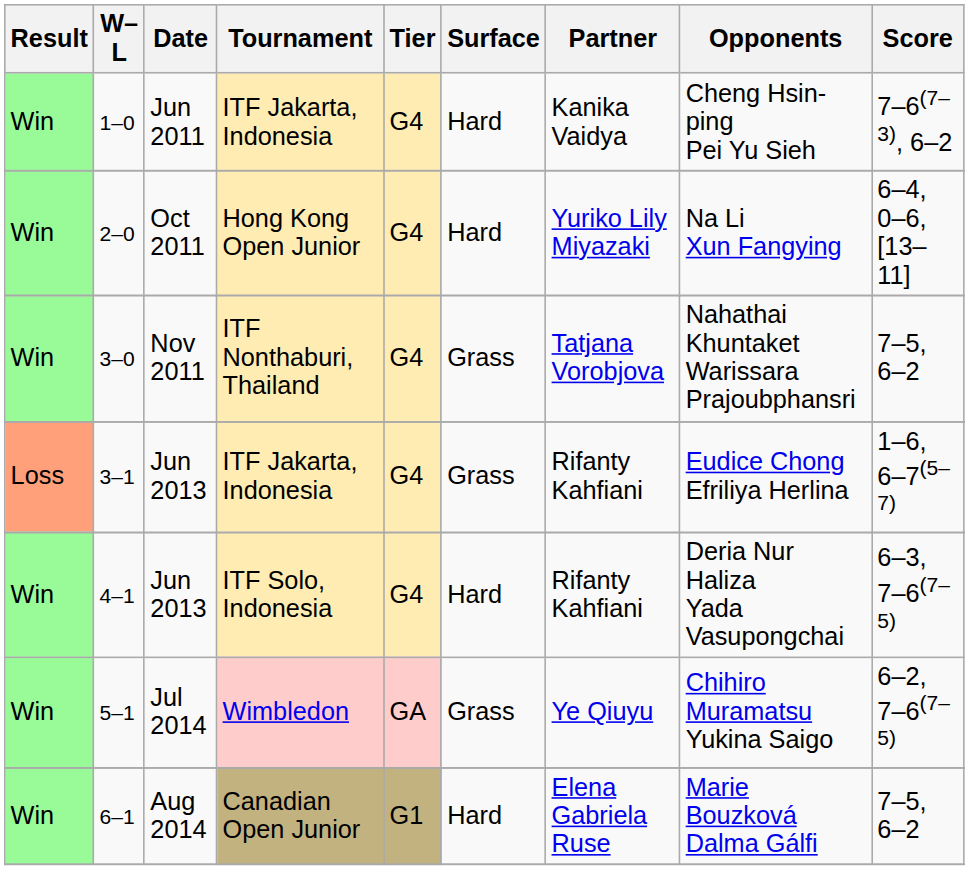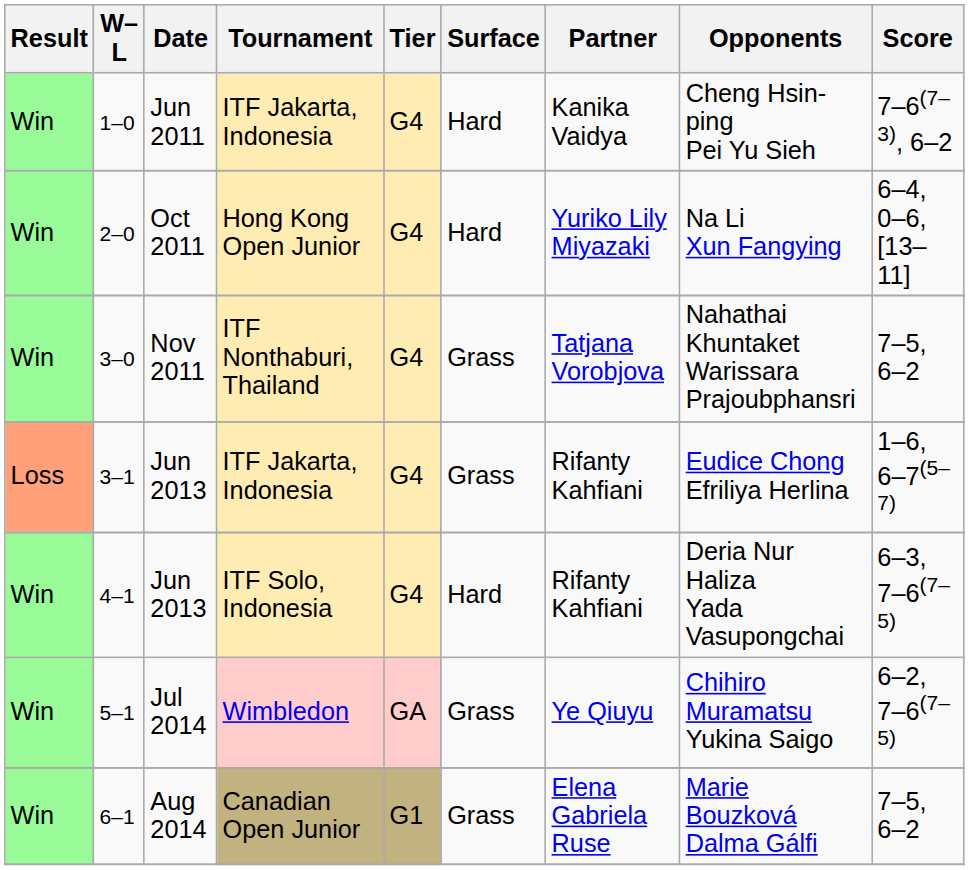(475, 816) Hard -> (481, 816) Grass
